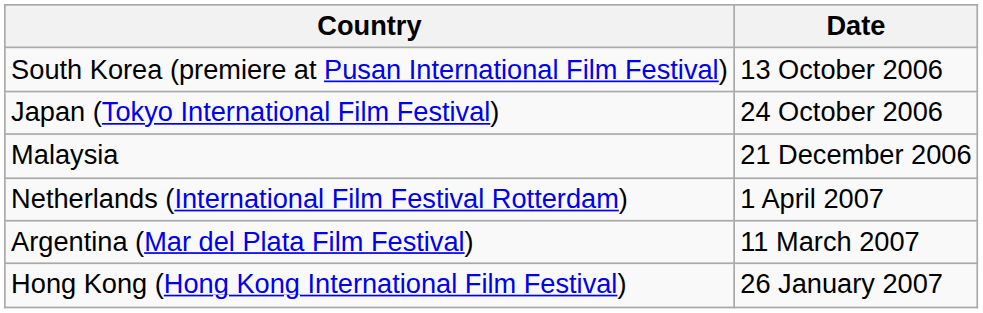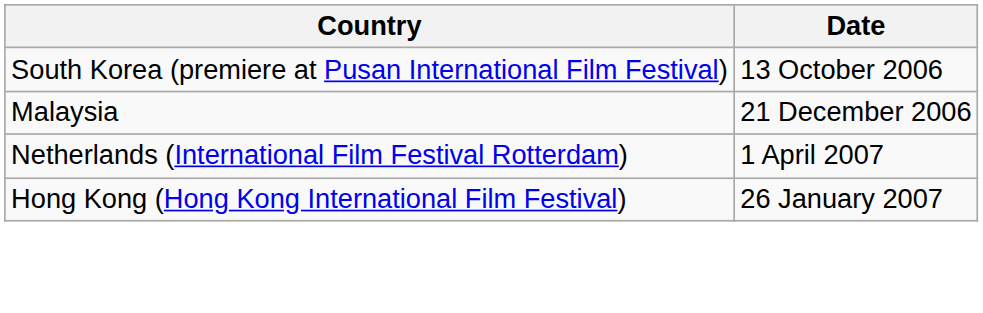- row: (255, 112)
- row: (242, 241)
